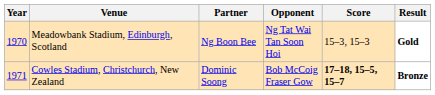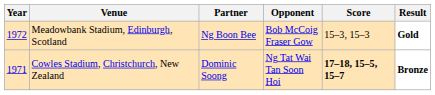(17, 41) 1970 -> (17, 35) 1972
(288, 41) Ng Tat Wai Tan Soon Hoi -> (292, 35) Bob McCoig Fraser Gow
(292, 76) Bob McCoig Fraser Gow -> (288, 70) Ng Tat Wai Tan Soon Hoi
